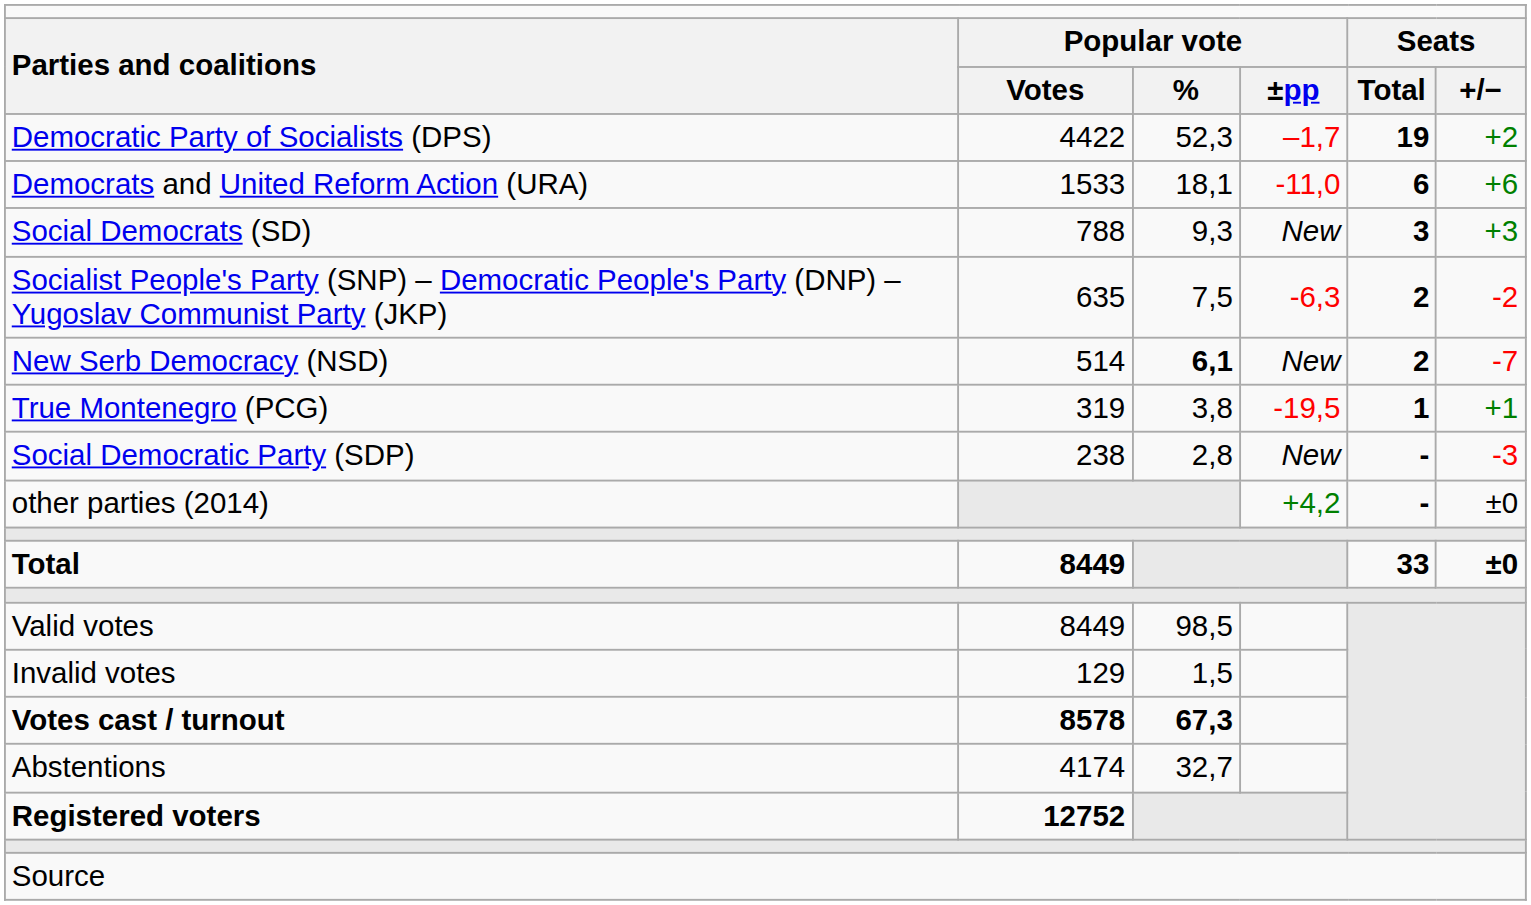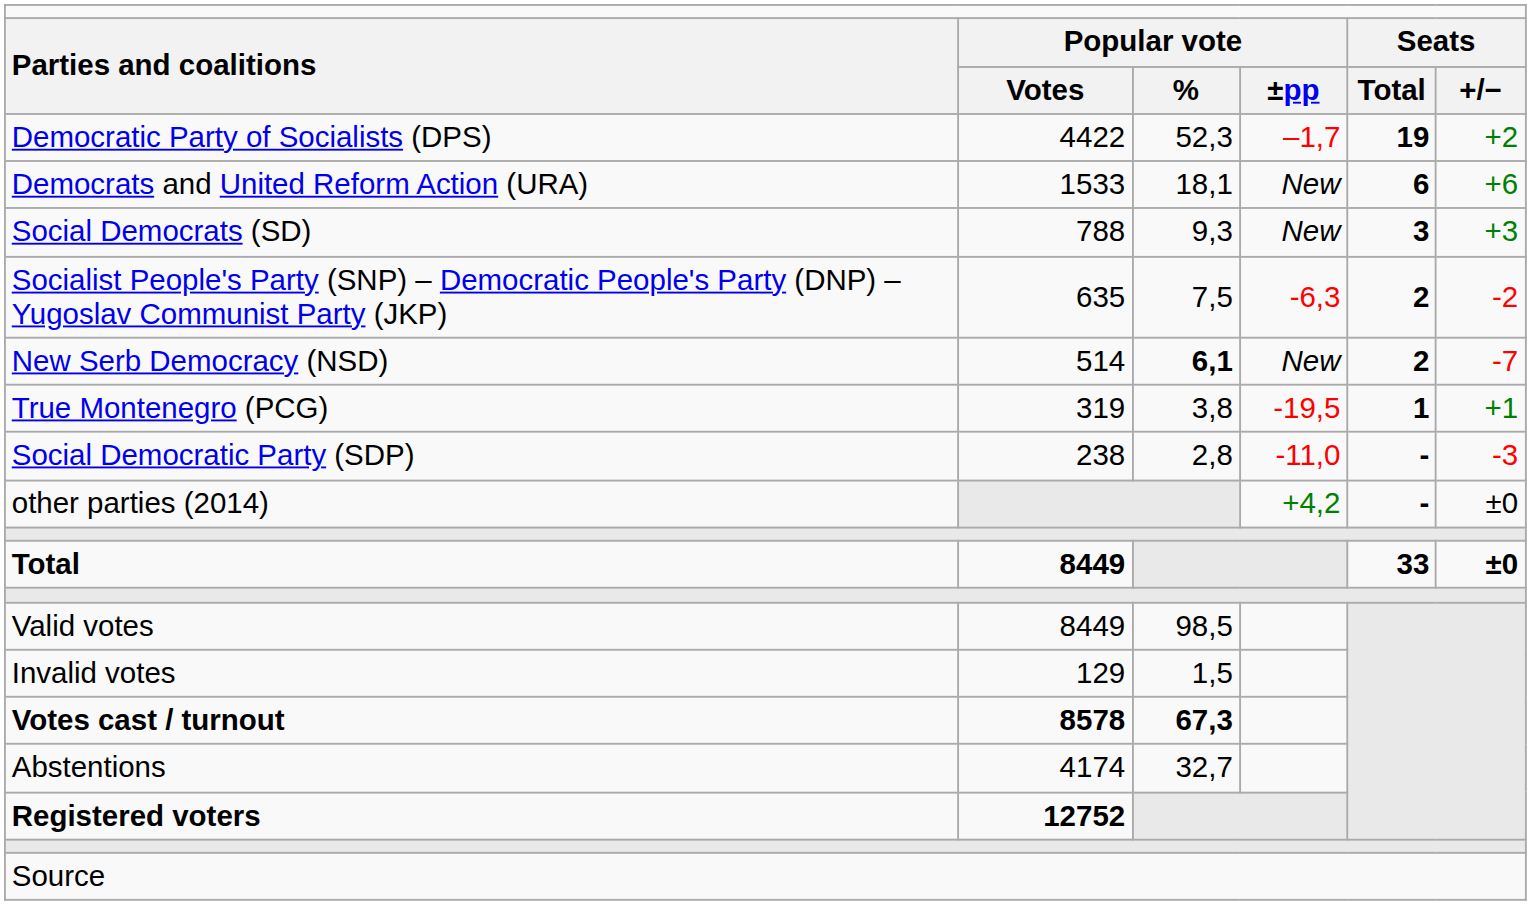(1308, 183) -11,0 -> (1311, 183) New
(1311, 455) New -> (1308, 455) -11,0
